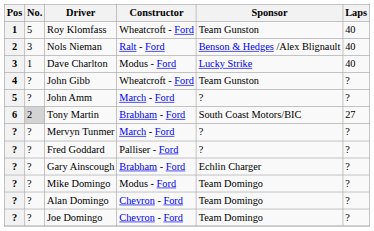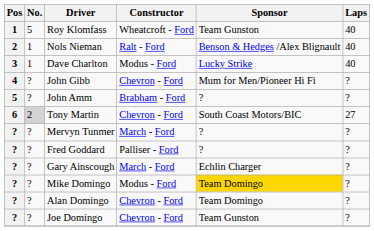(30, 47) 3 -> (30, 47) 1
(157, 81) Wheatcroft - Ford -> (151, 81) Chevron - Ford
(229, 81) Team Gunston -> (257, 81) Mum for Men/Pioneer Hi Fi
(147, 98) March - Ford -> (152, 98) Brabham - Ford
(152, 115) Brabham - Ford -> (151, 115) Chevron - Ford
(152, 166) Brabham - Ford -> (147, 166) March - Ford
(231, 183) no background -> (231, 183) gold background
(231, 217) Team Domingo -> (229, 217) Team Gunston
